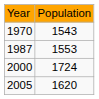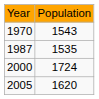(64, 49) 1553 -> (64, 49) 1535
